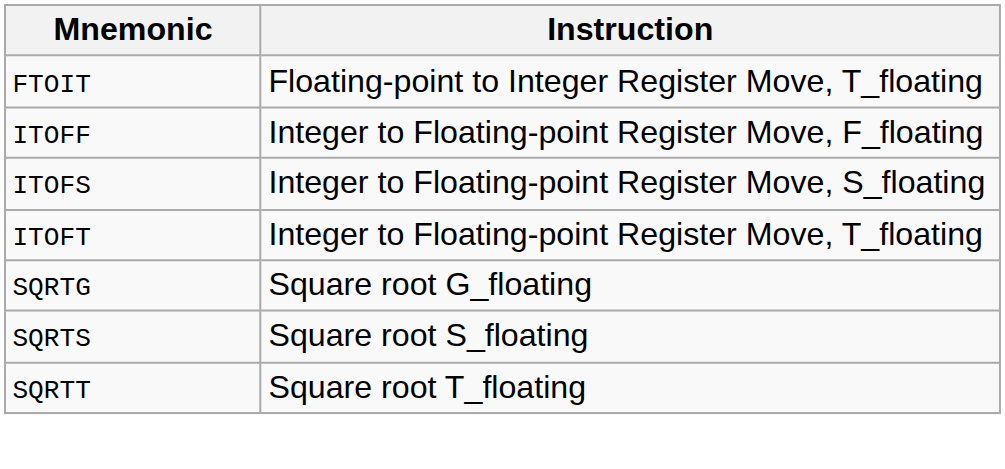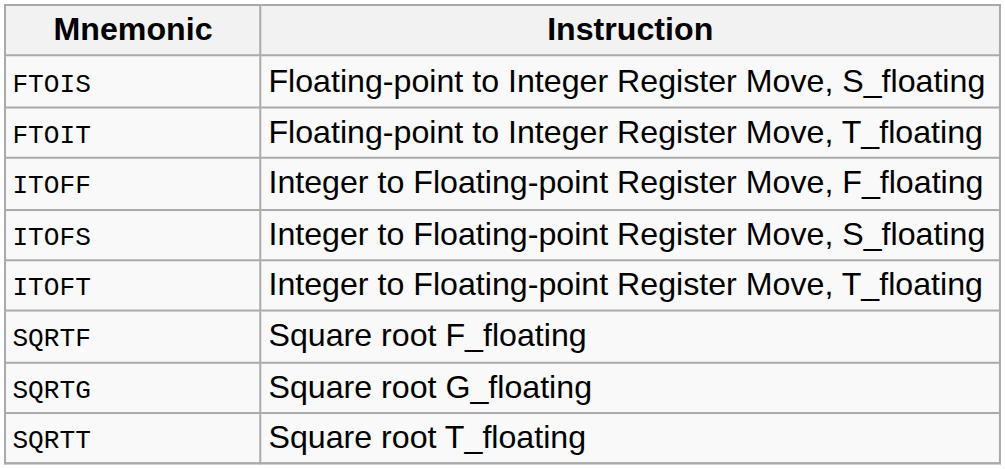+ row: (52, 85)
+ row: (52, 340)
- row: (52, 340)
